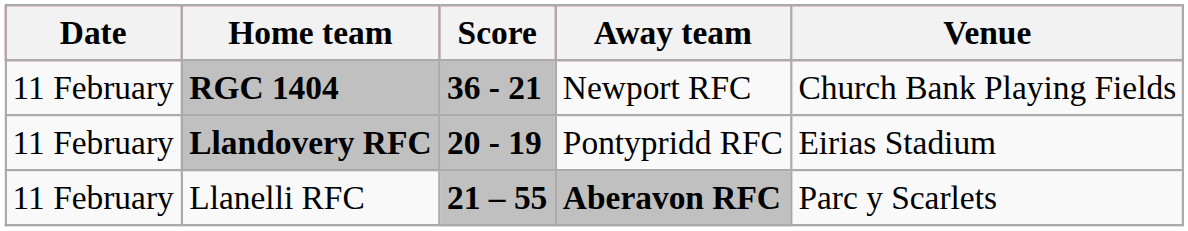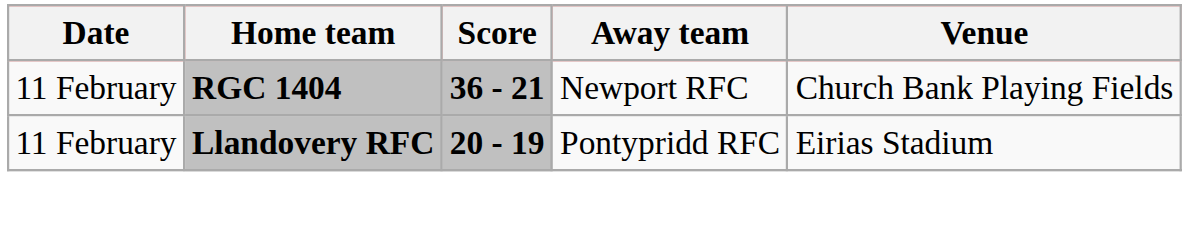- row: (277, 197)
